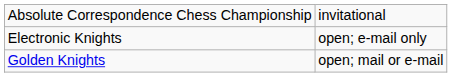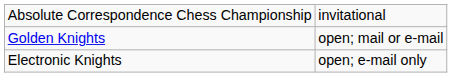rows swapped: (56, 60) <-> (65, 38)
